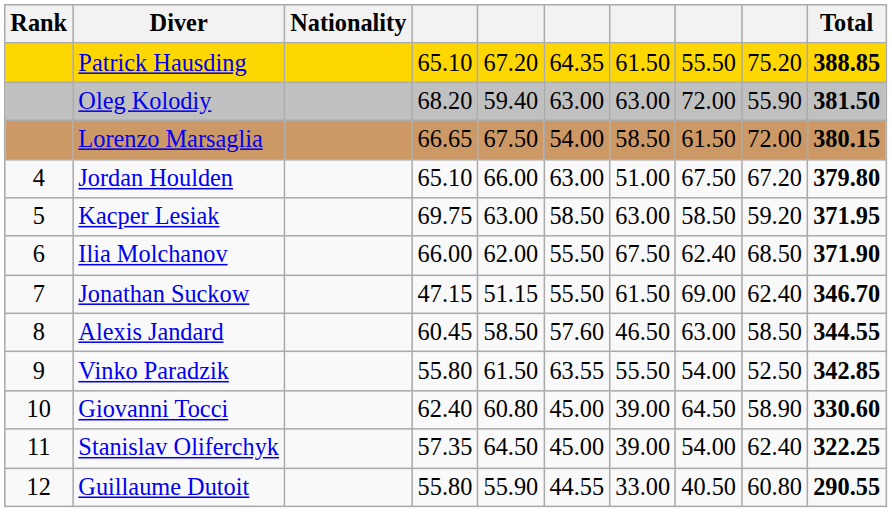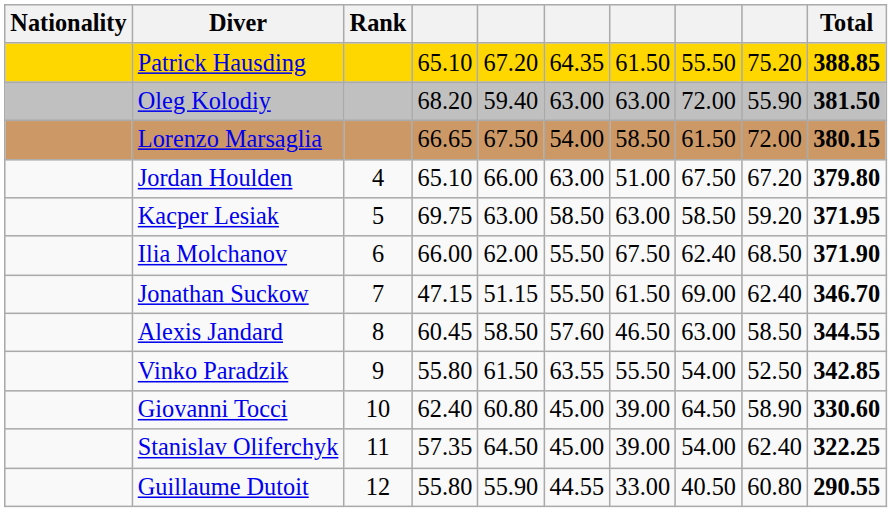columns swapped: (39, 23) <-> (348, 23)
